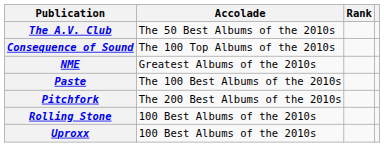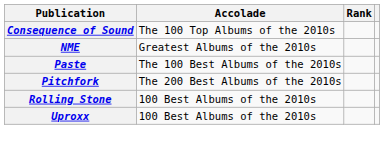- row: (70, 30)
